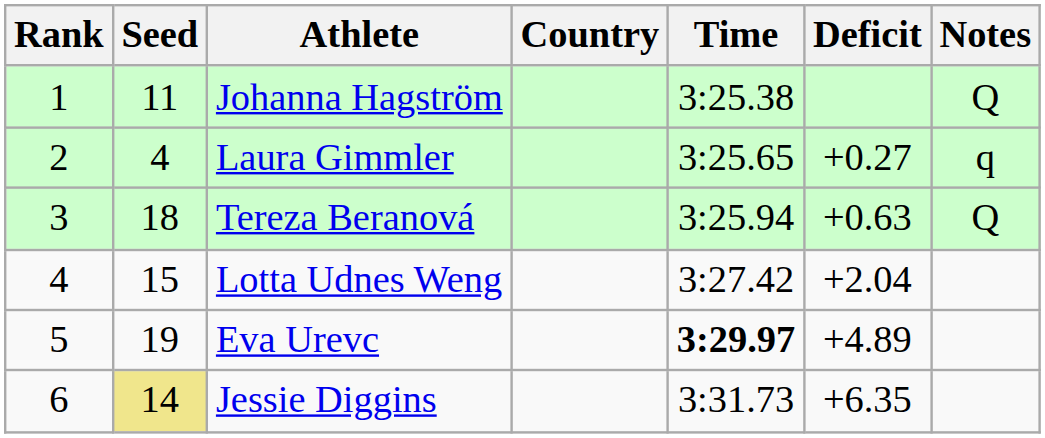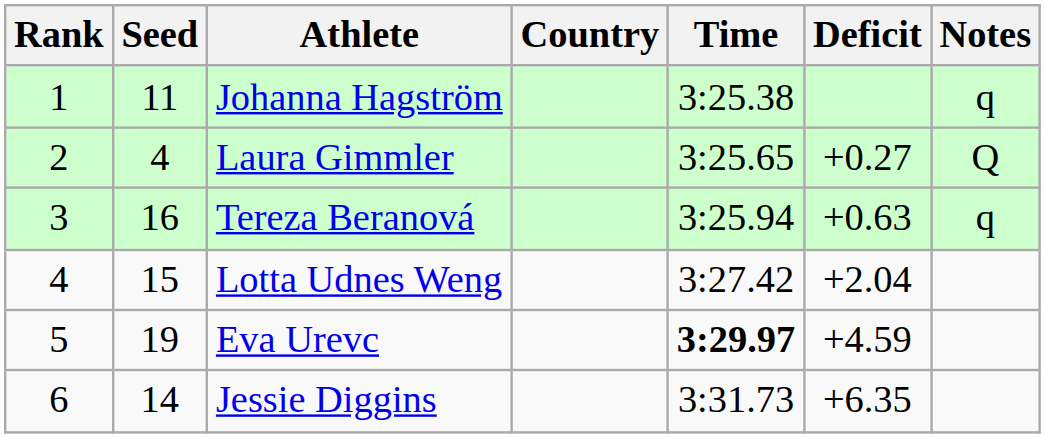(985, 95) Q -> (985, 95) q
(985, 156) q -> (985, 156) Q
(160, 217) 18 -> (160, 217) 16
(985, 217) Q -> (985, 217) q
(867, 339) +4.89 -> (867, 339) +4.59
(160, 400) khaki background -> (160, 400) no background
